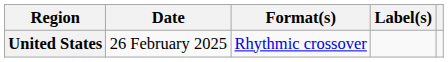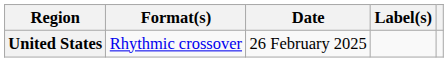columns swapped: (168, 17) <-> (301, 17)
